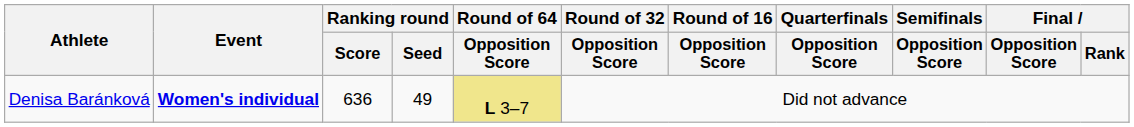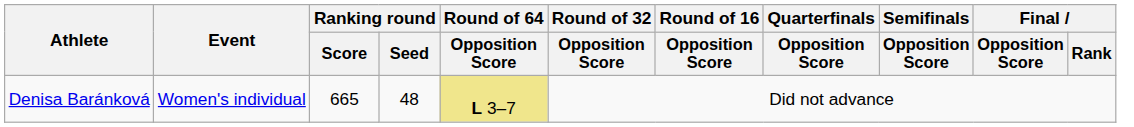(238, 99) bold -> (232, 99) normal
(358, 99) 636 -> (344, 99) 665
(423, 99) 49 -> (409, 99) 48
